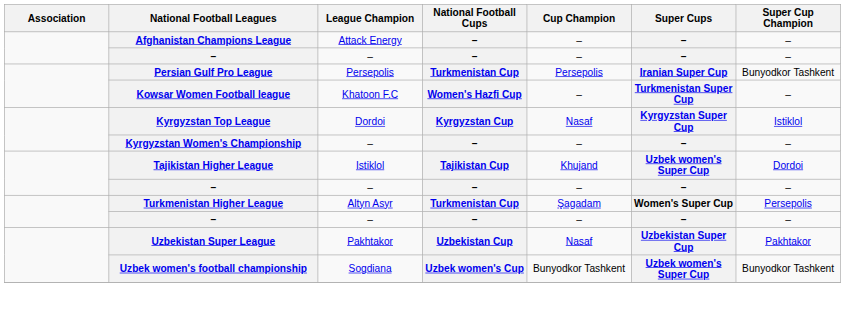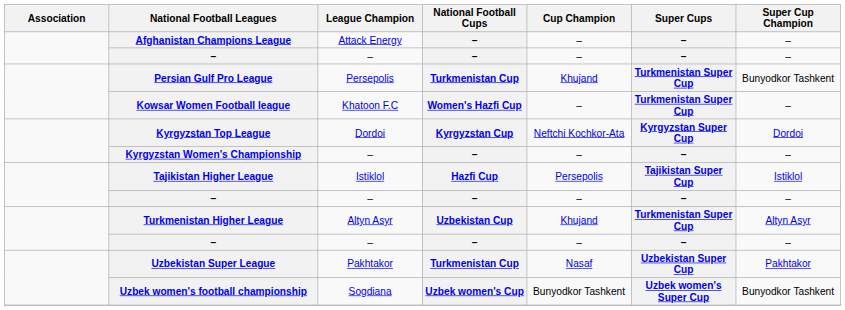(579, 72) Persepolis -> (579, 78) Khujand
(684, 72) Iranian Super Cup -> (684, 78) Turkmenistan Super Cup
(579, 122) Nasaf -> (579, 133) Neftchi Kochkor-Ata
(788, 122) Istiklol -> (788, 133) Dordoi
(475, 165) Tajikistan Cup -> (475, 177) Hazfi Cup
(579, 165) Khujand -> (579, 177) Persepolis
(684, 165) Uzbek women's Super Cup -> (684, 177) Tajikistan Super Cup
(788, 165) Dordoi -> (788, 177) Istiklol
(475, 203) Turkmenistan Cup -> (475, 220) Uzbekistan Cup
(579, 203) Şagadam -> (579, 220) Khujand
(684, 203) Women's Super Cup -> (684, 220) Turkmenistan Super Cup
(788, 203) Persepolis -> (788, 220) Altyn Asyr
(475, 241) Uzbekistan Cup -> (475, 264) Turkmenistan Cup
